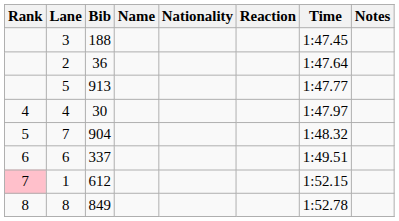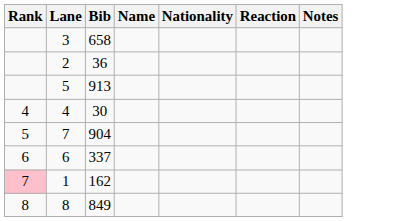- column: (325, 16)
(100, 39) 188 -> (100, 39) 658
(100, 181) 612 -> (100, 181) 162
